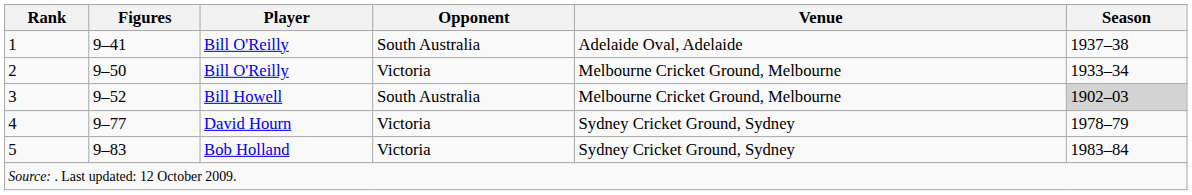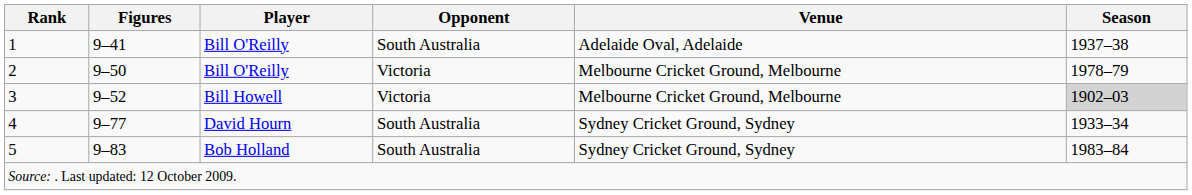(1100, 70) 1933–34 -> (1100, 70) 1978–79
(429, 96) South Australia -> (404, 96) Victoria
(404, 123) Victoria -> (429, 123) South Australia
(1100, 123) 1978–79 -> (1100, 123) 1933–34
(404, 149) Victoria -> (429, 149) South Australia
